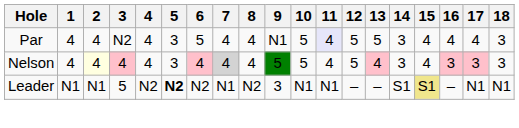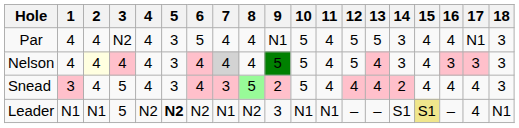(329, 39) lavender background -> (329, 39) no background
(476, 39) 4 -> (476, 39) N1
+ row: (29, 87)
(476, 87) N1 -> (476, 110) 4
